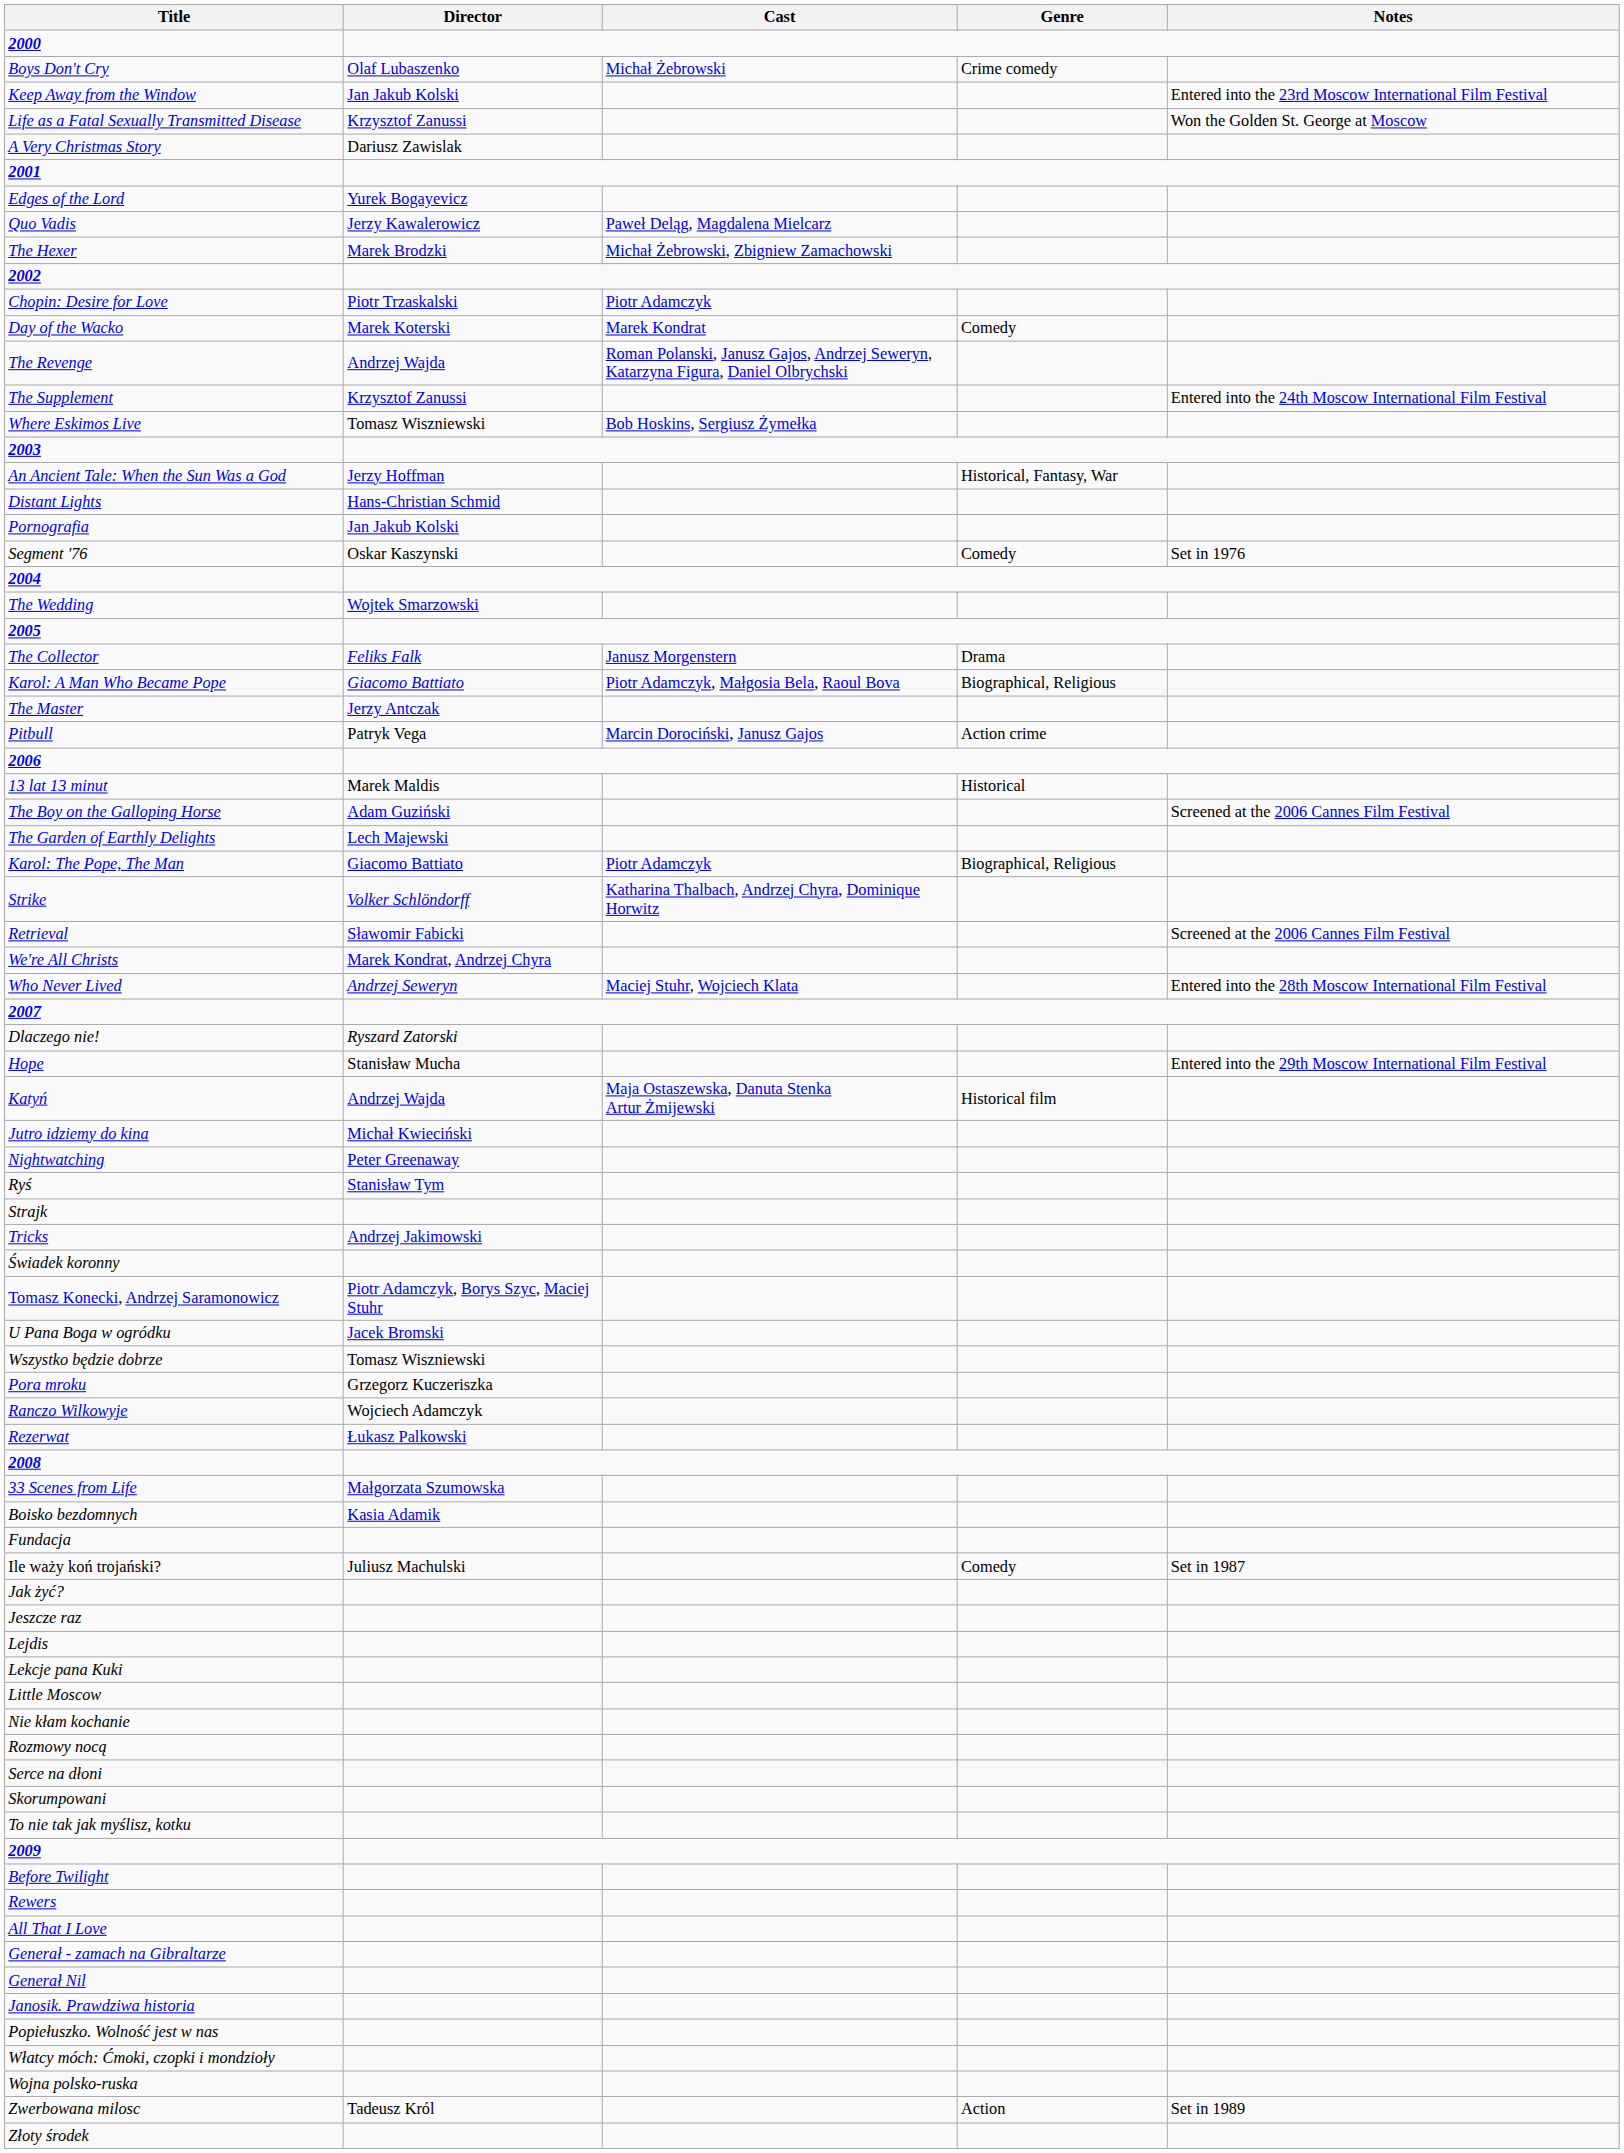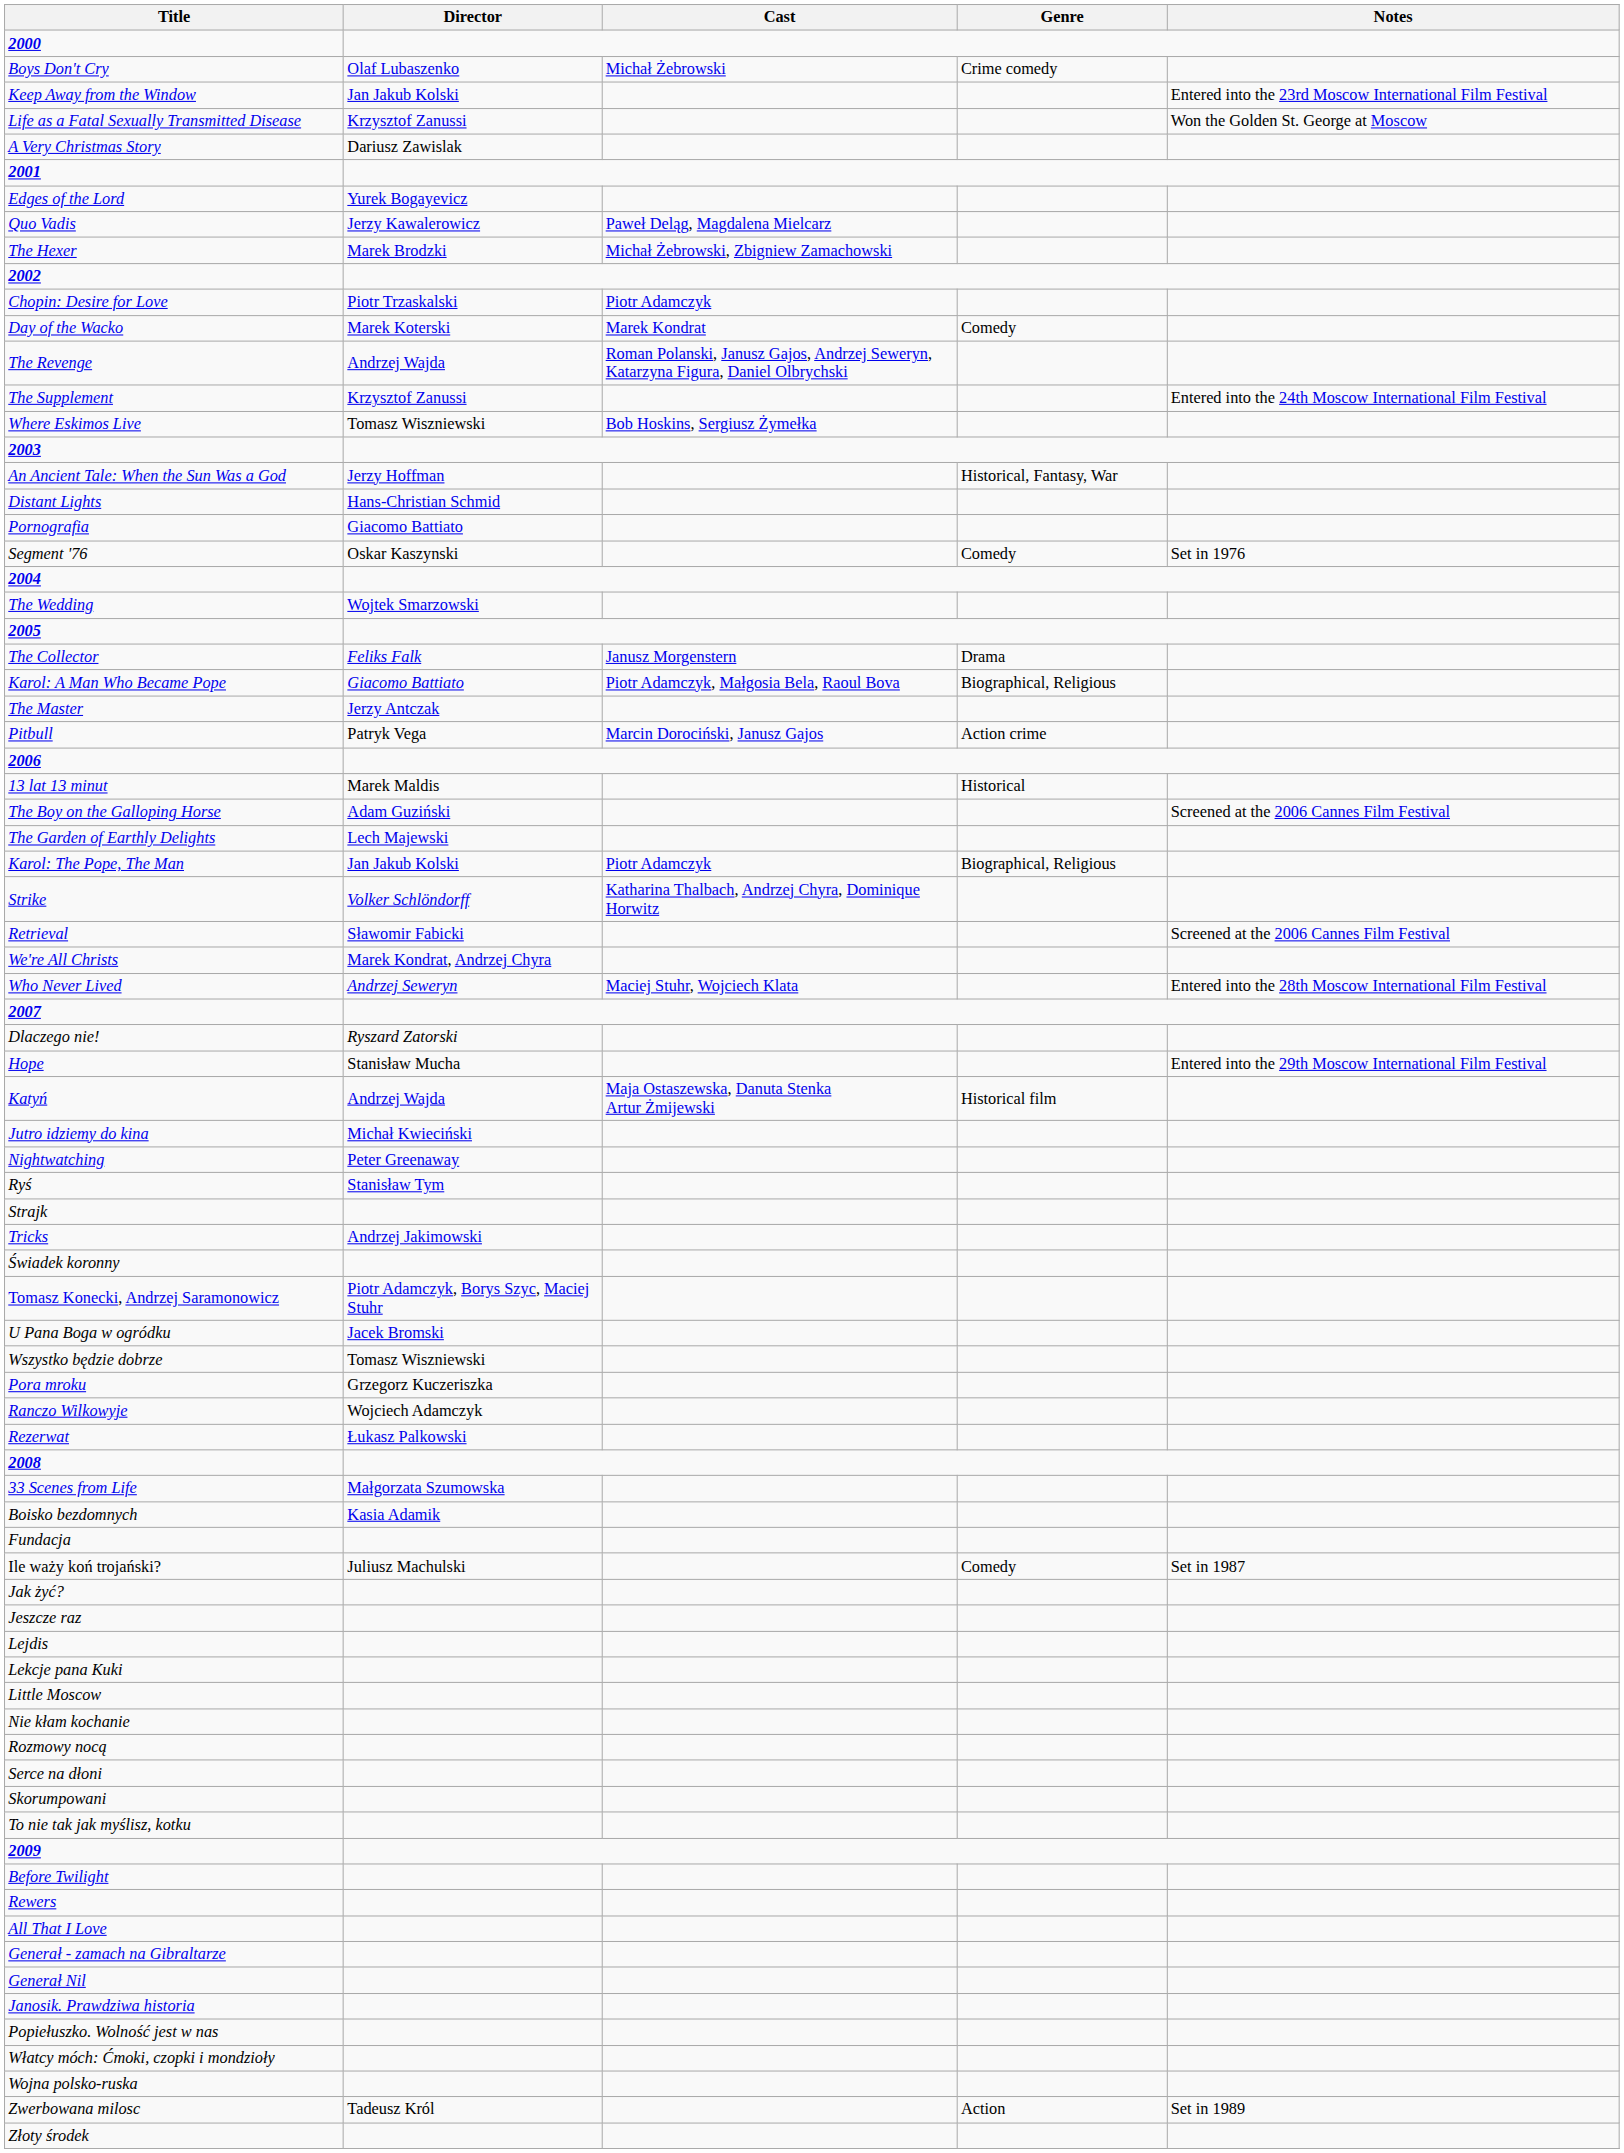(403, 527) Jan Jakub Kolski -> (405, 527) Giacomo Battiato
(405, 864) Giacomo Battiato -> (403, 864) Jan Jakub Kolski
